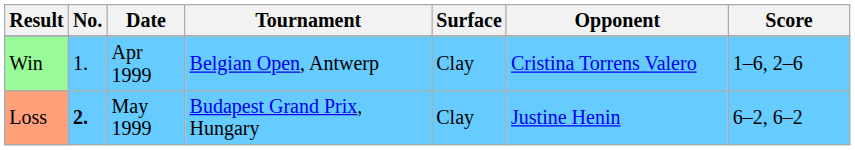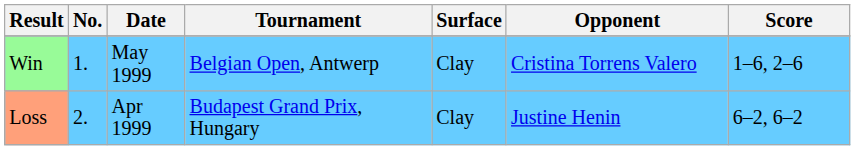(132, 63) Apr 1999 -> (132, 63) May 1999
(80, 117) bold -> (80, 117) normal
(132, 117) May 1999 -> (132, 117) Apr 1999
